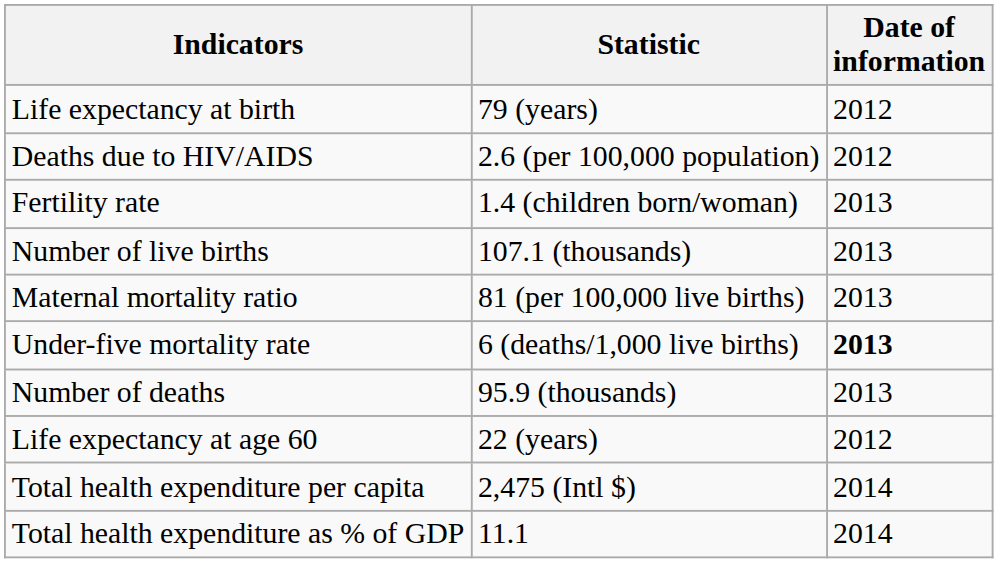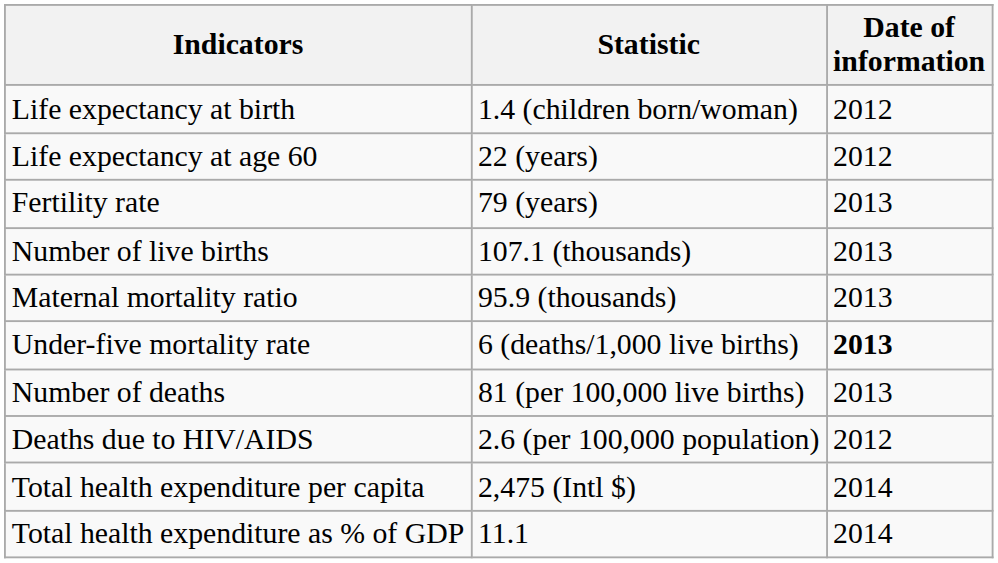(538, 108) 79 (years) -> (638, 108) 1.4 (children born/woman)
rows swapped: (165, 439) <-> (163, 155)
(638, 203) 1.4 (children born/woman) -> (538, 203) 79 (years)
(641, 297) 81 (per 100,000 live births) -> (577, 297) 95.9 (thousands)
(577, 391) 95.9 (thousands) -> (641, 391) 81 (per 100,000 live births)
